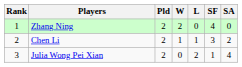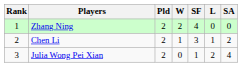columns swapped: (196, 12) <-> (213, 12)
